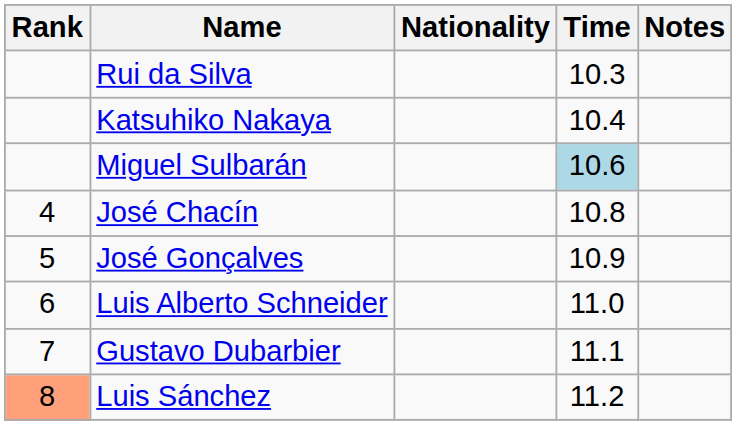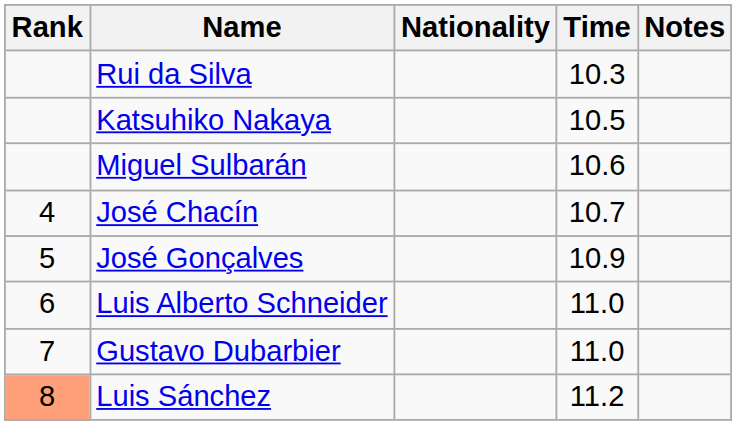(597, 119) 10.4 -> (597, 119) 10.5
(597, 166) lightblue background -> (597, 166) no background
(597, 212) 10.8 -> (597, 212) 10.7
(597, 350) 11.1 -> (597, 350) 11.0
